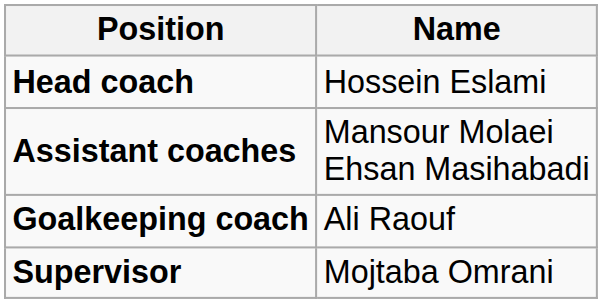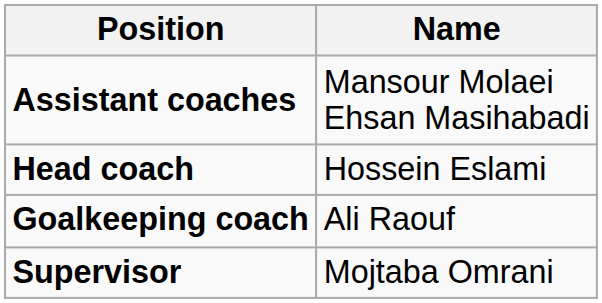rows swapped: (103, 81) <-> (154, 150)
